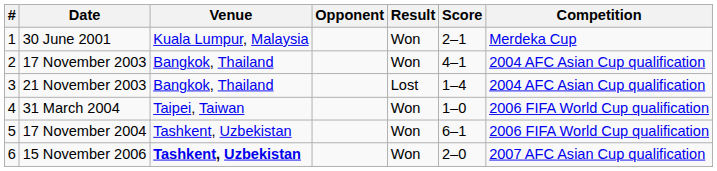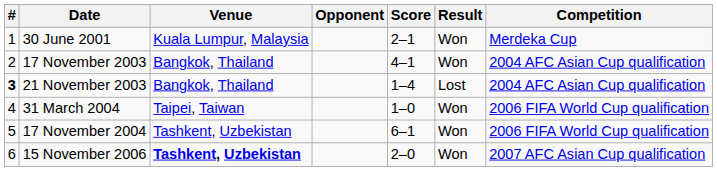columns swapped: (462, 16) <-> (413, 16)
(12, 85) normal -> (12, 85) bold
